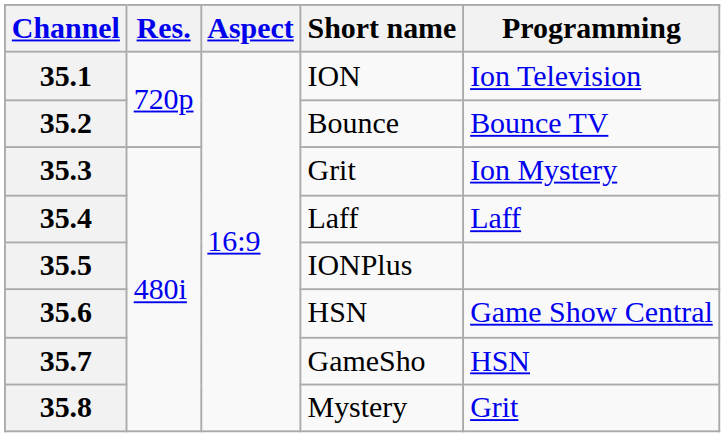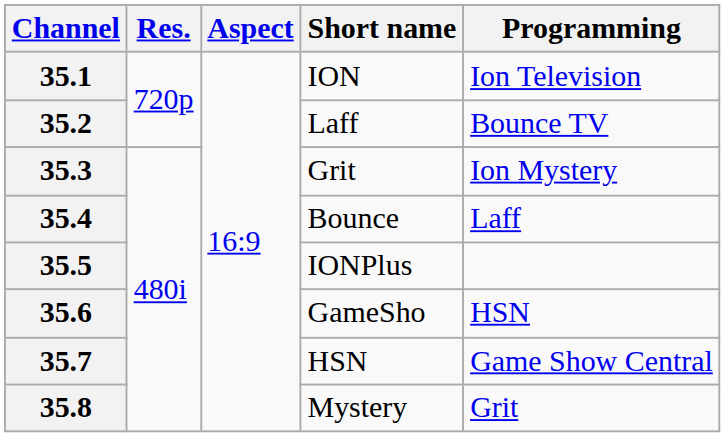(353, 123) Bounce -> (333, 123) Laff
(333, 218) Laff -> (353, 218) Bounce
(337, 312) HSN -> (367, 312) GameSho
(591, 312) Game Show Central -> (500, 312) HSN
(367, 360) GameSho -> (337, 360) HSN
(500, 360) HSN -> (591, 360) Game Show Central
